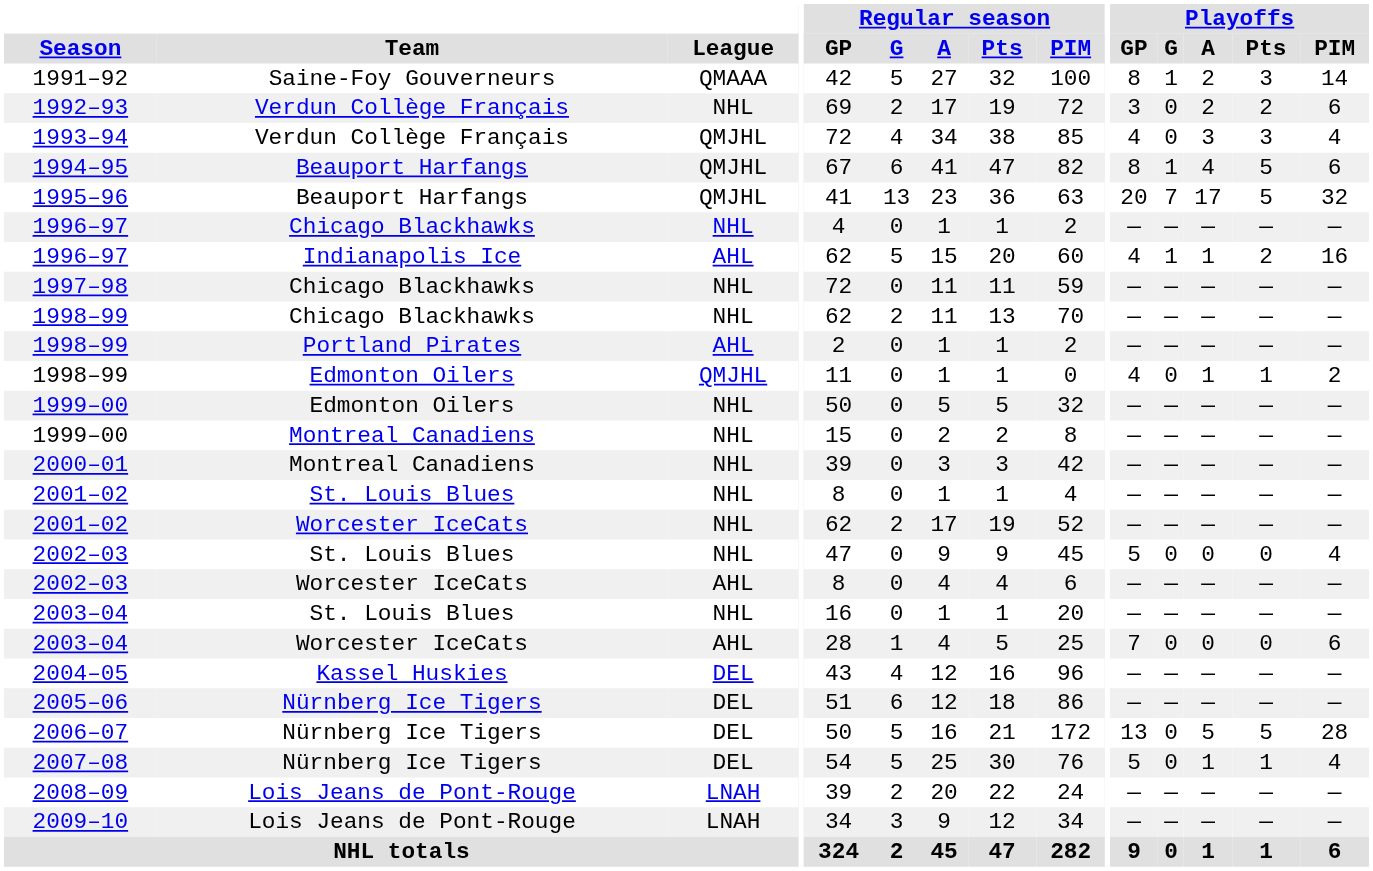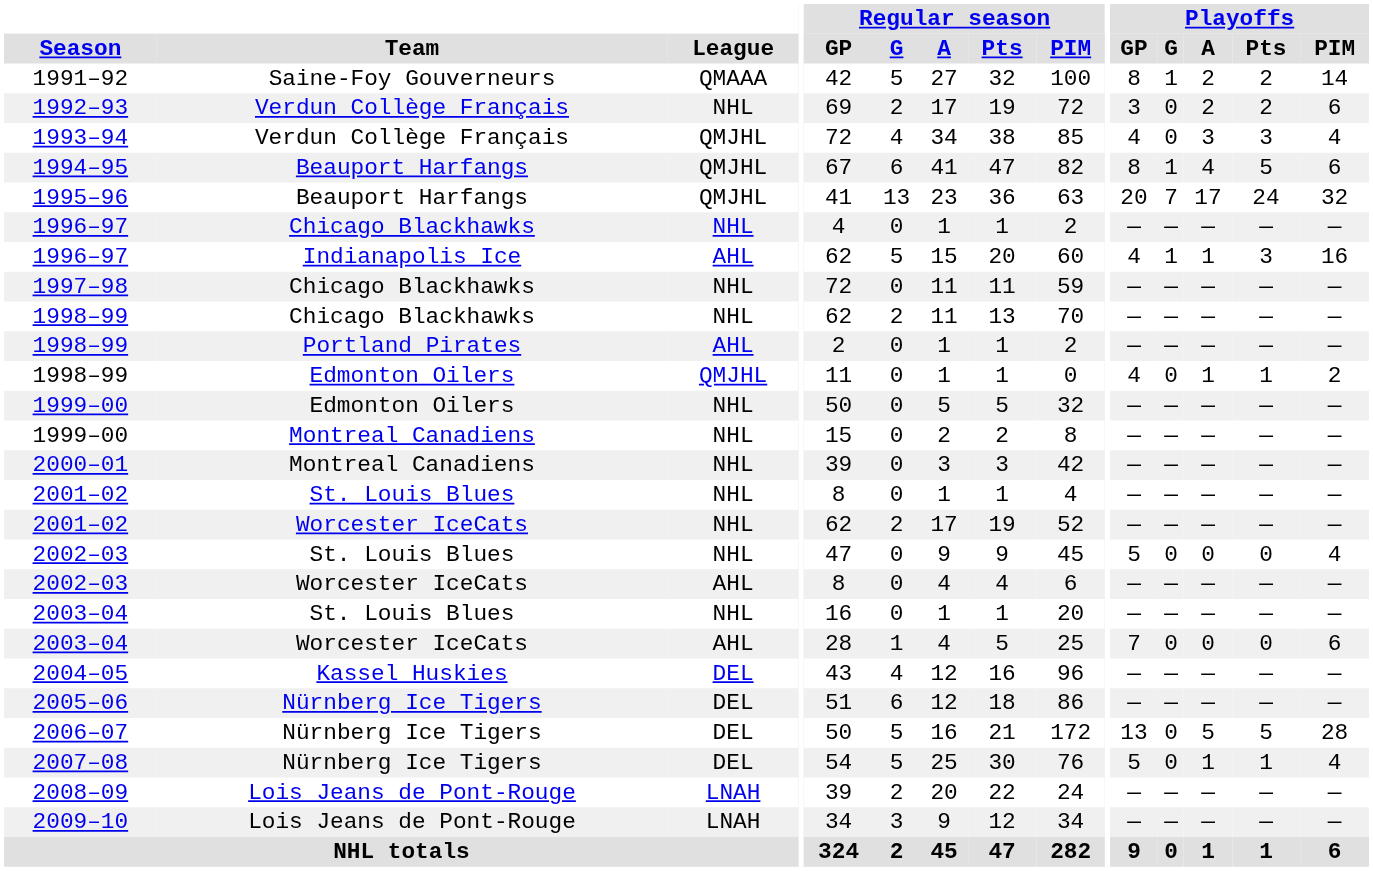(1266, 78) 3 -> (1266, 78) 2
(1266, 197) 5 -> (1266, 197) 24
(1266, 257) 2 -> (1266, 257) 3
